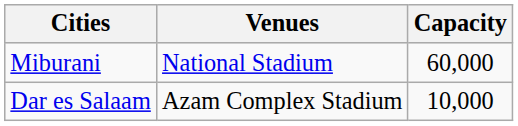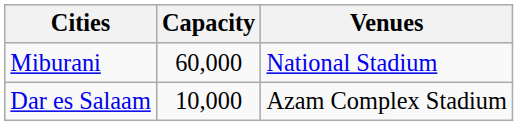columns swapped: (282, 23) <-> (460, 23)
